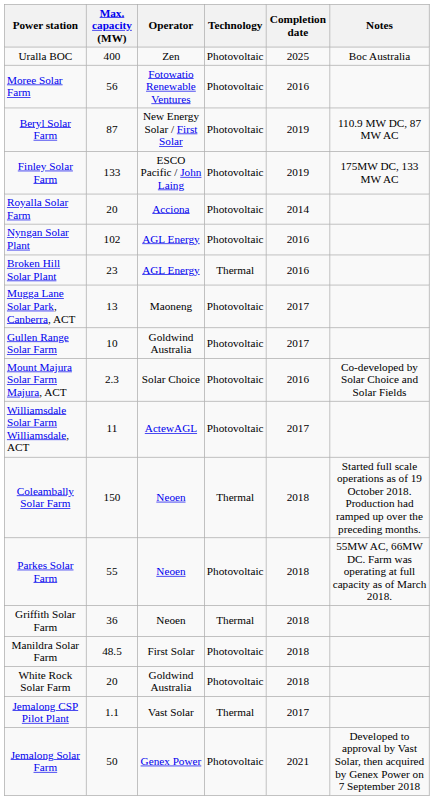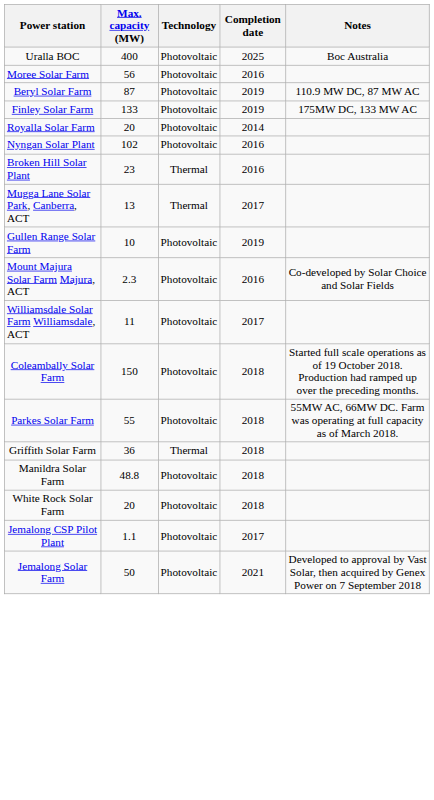- column: (171, 25)
(235, 306) Photovoltaic -> (189, 205) Thermal
(298, 343) 2017 -> (253, 242) 2019
(235, 497) Thermal -> (189, 371) Photovoltaic
(112, 651) 48.5 -> (129, 475) 48.8
(235, 712) Thermal -> (189, 535) Photovoltaic
